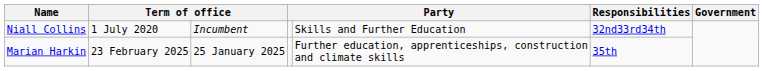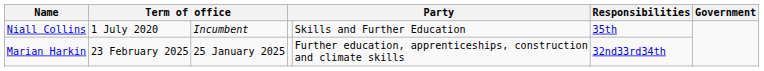(629, 29) 32nd33rd34th -> (605, 29) 35th
(605, 52) 35th -> (629, 52) 32nd33rd34th
